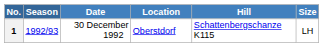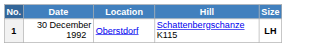- column: (42, 11)
(308, 30) normal -> (270, 30) bold
